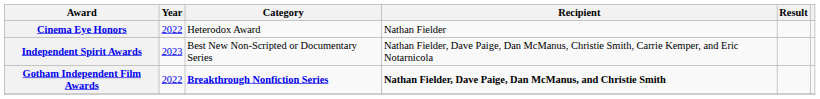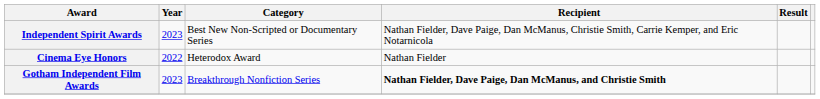rows swapped: (82, 29) <-> (82, 51)
(172, 79) 2022 -> (172, 79) 2023
(258, 79) bold -> (254, 79) normal
